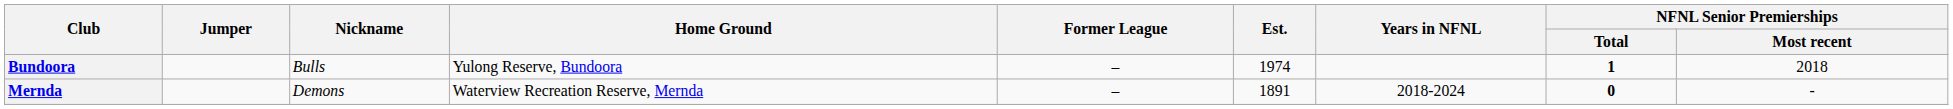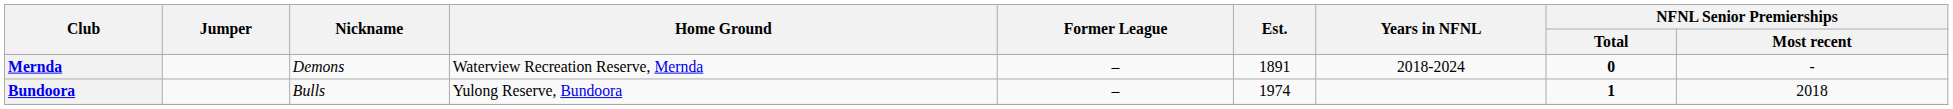rows swapped: (42, 66) <-> (35, 91)
